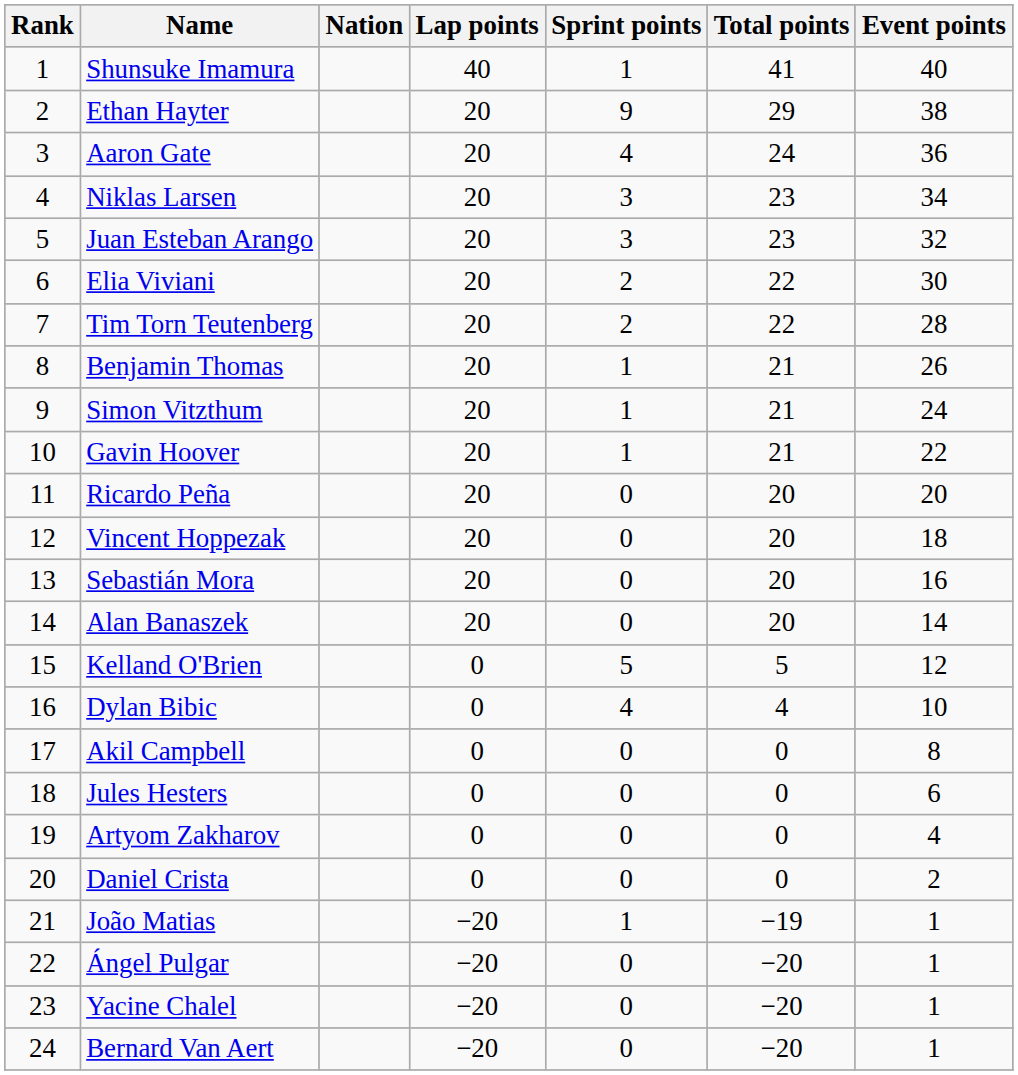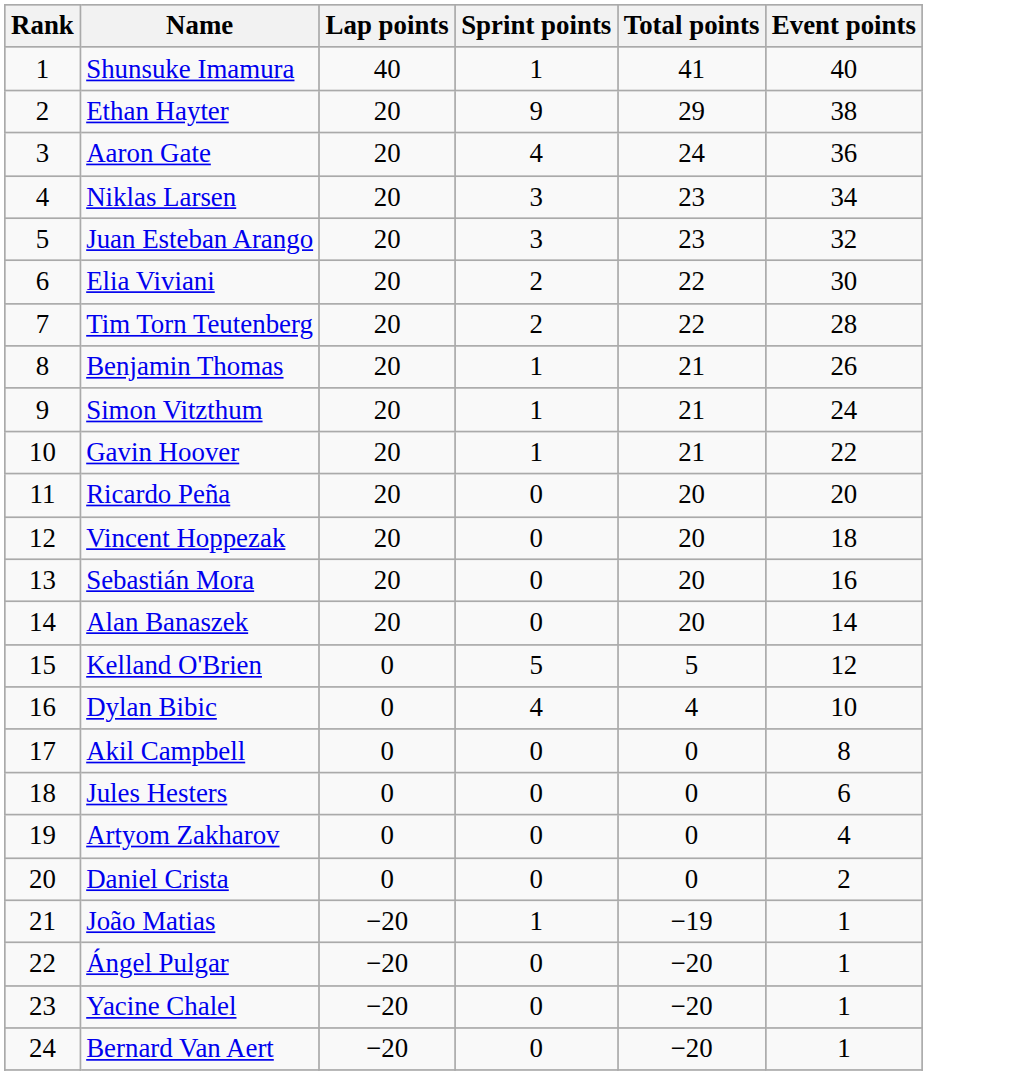- column: (364, 25)
